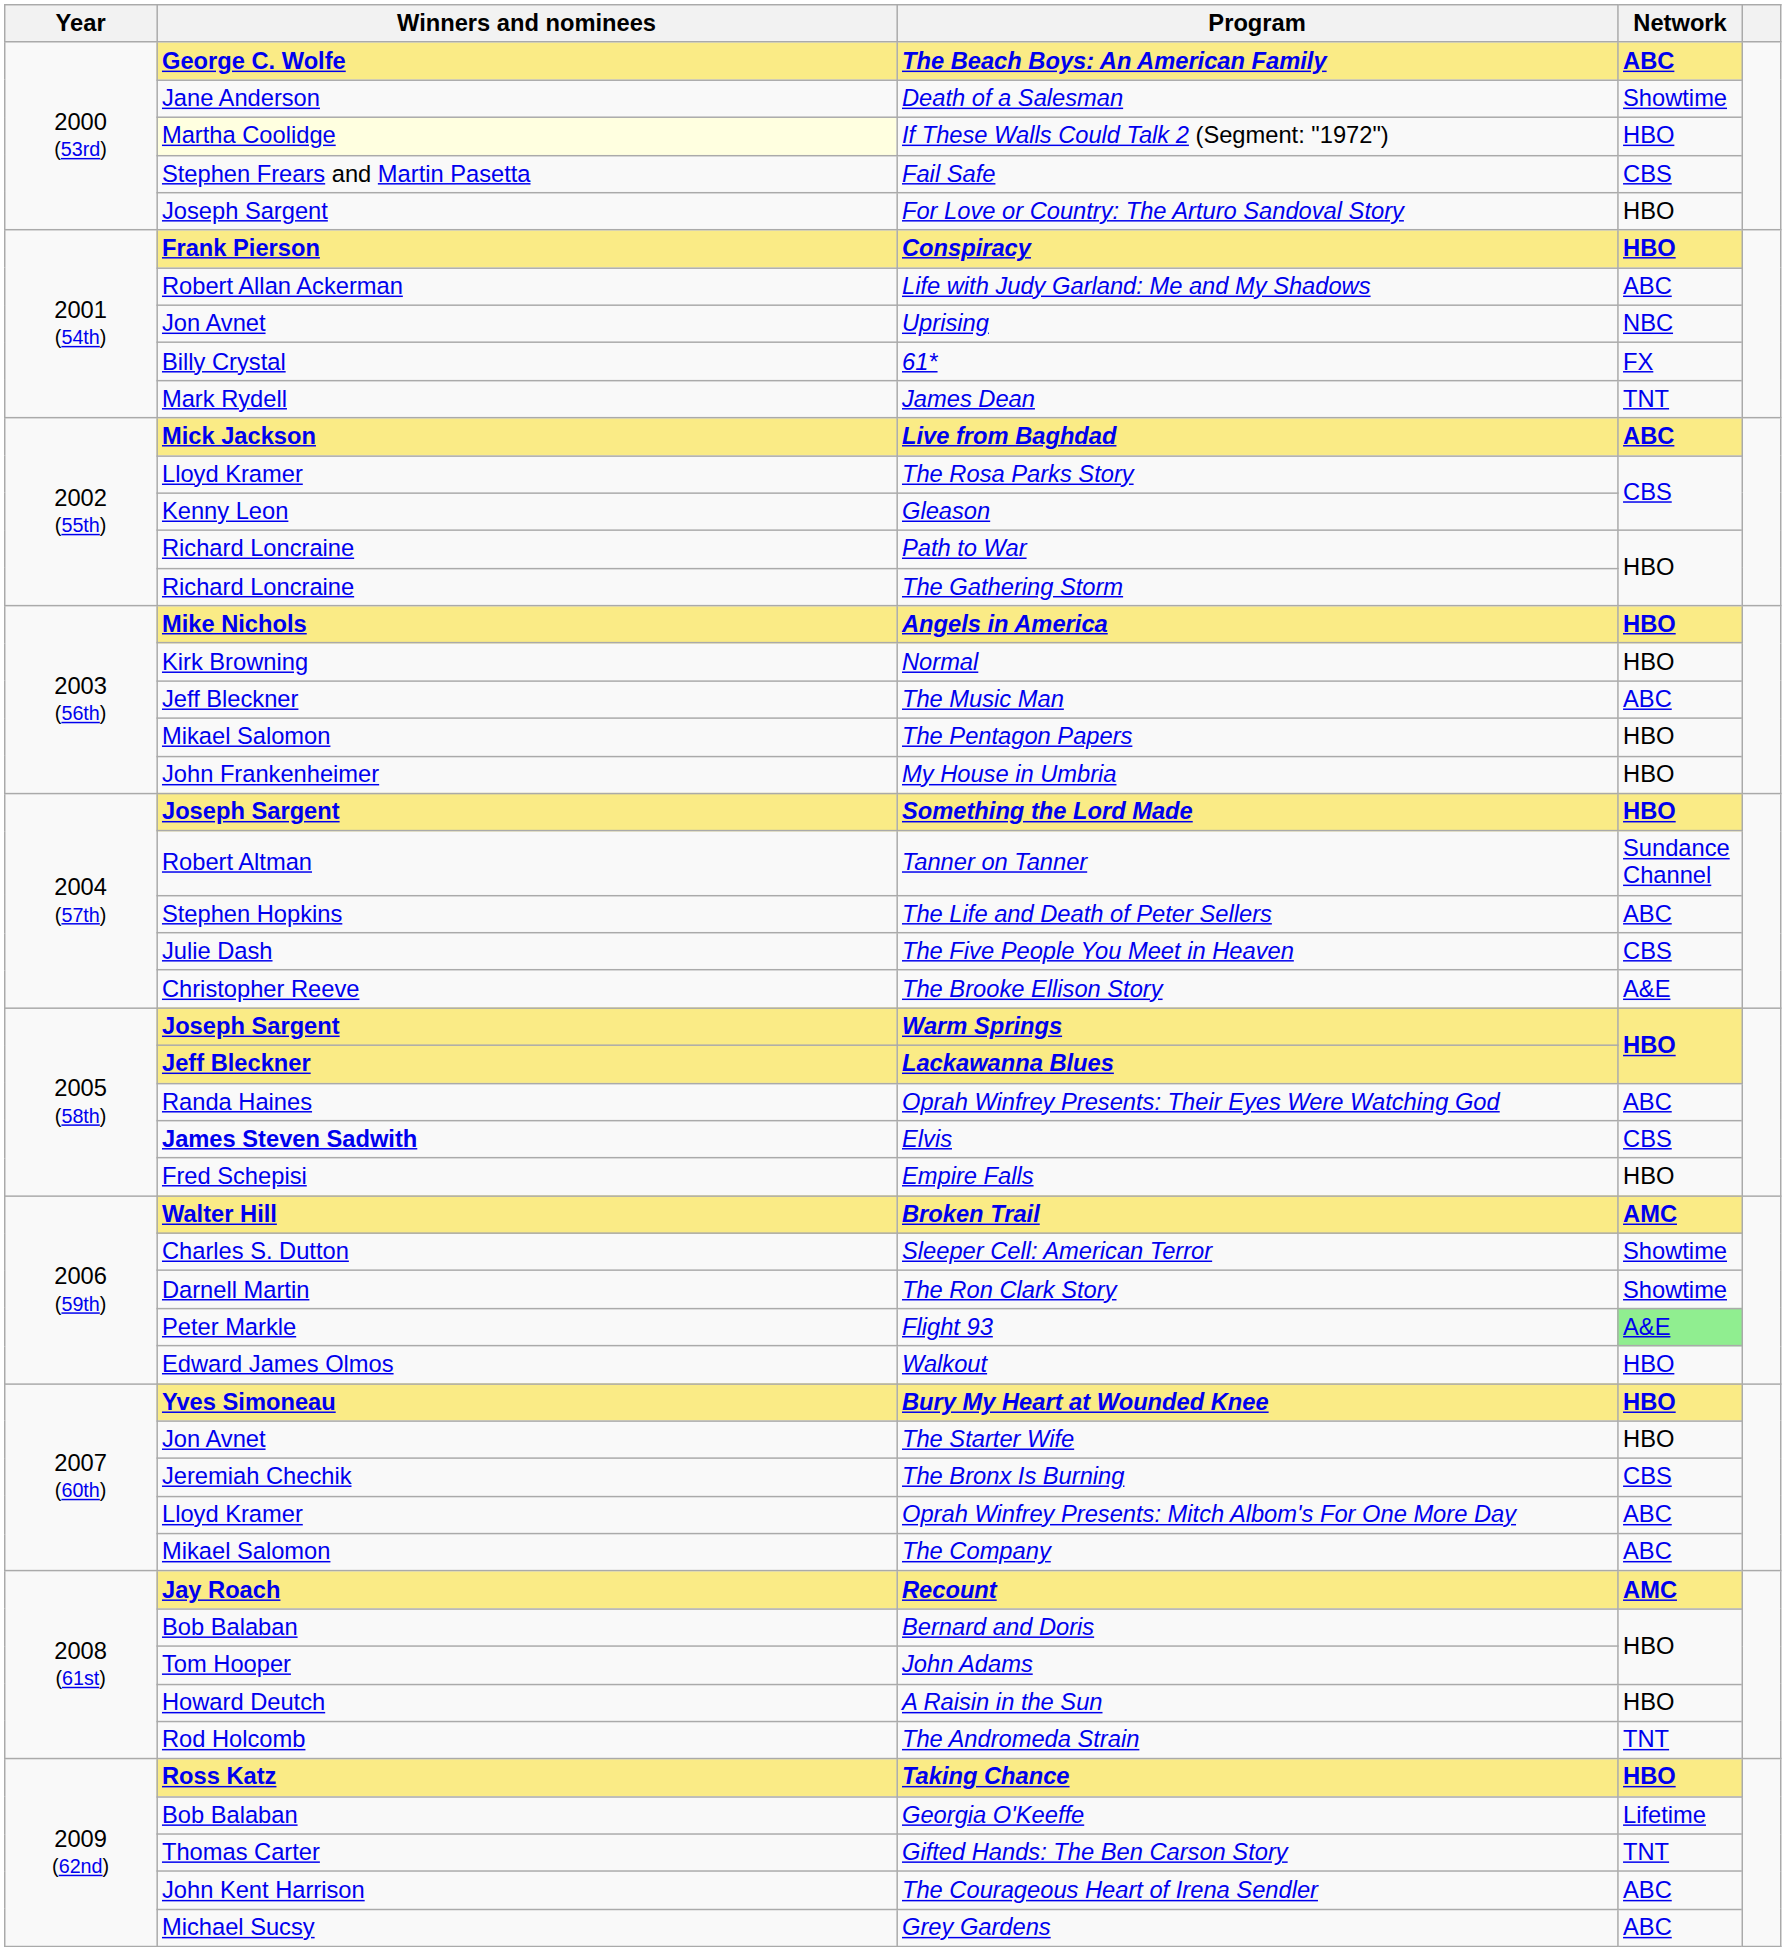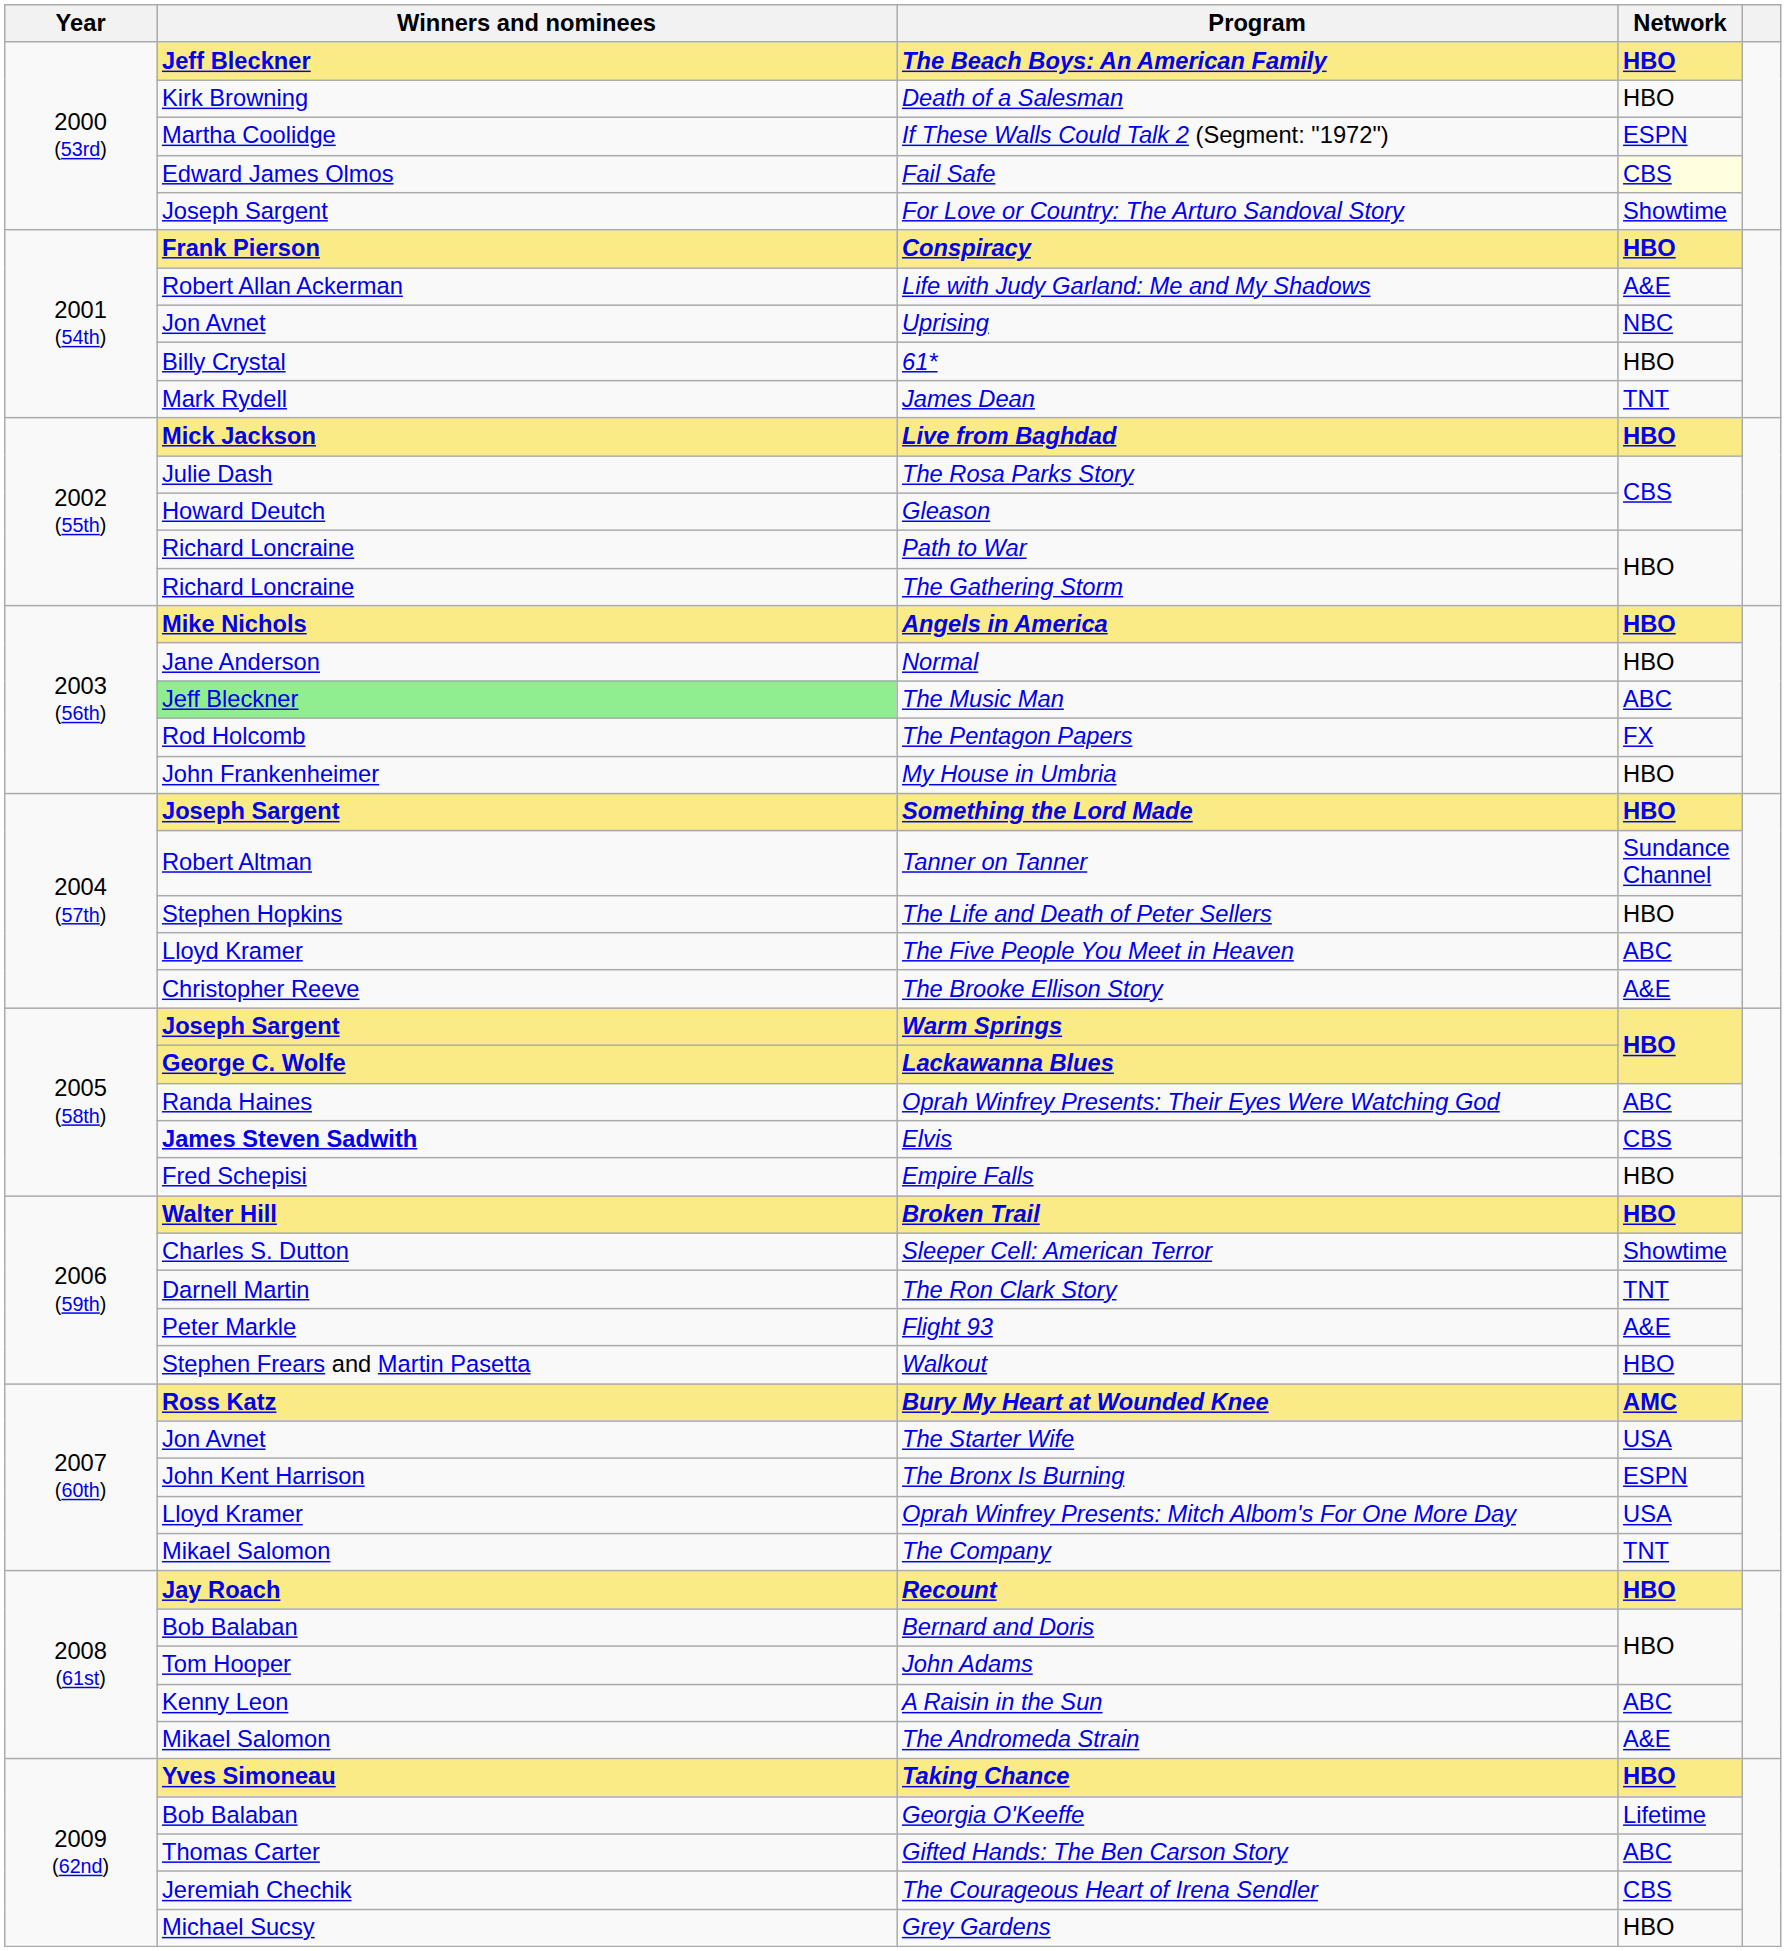(254, 60) George C. Wolfe -> (236, 60) Jeff Bleckner
(1649, 60) ABC -> (1649, 60) HBO
(241, 98) Jane Anderson -> (235, 98) Kirk Browning
(1675, 98) Showtime -> (1649, 98) HBO
(249, 135) lightyellow background -> (249, 135) no background
(1649, 135) HBO -> (1655, 135) ESPN
(346, 173) Stephen Frears and Martin Pasetta -> (278, 173) Edward James Olmos
(1647, 173) no background -> (1647, 173) lightyellow background
(1649, 211) HBO -> (1675, 211) Showtime
(1647, 286) ABC -> (1647, 286) A&E
(1638, 361) FX -> (1649, 361) HBO
(1649, 436) ABC -> (1649, 436) HBO
(232, 473) Lloyd Kramer -> (217, 473) Julie Dash
(225, 511) Kenny Leon -> (244, 511) Howard Deutch
(235, 661) Kirk Browning -> (241, 661) Jane Anderson
(230, 699) no background -> (230, 699) lightgreen background
(246, 736) Mikael Salomon -> (234, 736) Rod Holcomb
(1649, 736) HBO -> (1638, 736) FX
(1647, 913) ABC -> (1649, 913) HBO
(217, 951) Julie Dash -> (232, 951) Lloyd Kramer
(1647, 951) CBS -> (1647, 951) ABC
(236, 1063) Jeff Bleckner -> (254, 1063) George C. Wolfe
(1650, 1214) AMC -> (1649, 1214) HBO
(1675, 1289) Showtime -> (1646, 1289) TNT
(1647, 1326) lightgreen background -> (1647, 1326) no background
(278, 1364) Edward James Olmos -> (346, 1364) Stephen Frears and Martin Pasetta
(249, 1401) Yves Simoneau -> (219, 1401) Ross Katz
(1649, 1401) HBO -> (1650, 1401) AMC
(1649, 1439) HBO -> (1647, 1439) USA
(257, 1477) Jeremiah Chechik -> (263, 1477) John Kent Harrison
(1647, 1477) CBS -> (1655, 1477) ESPN
(1647, 1514) ABC -> (1647, 1514) USA
(1647, 1552) ABC -> (1646, 1552) TNT
(1650, 1589) AMC -> (1649, 1589) HBO
(244, 1702) Howard Deutch -> (225, 1702) Kenny Leon
(1649, 1702) HBO -> (1647, 1702) ABC
(234, 1739) Rod Holcomb -> (246, 1739) Mikael Salomon
(1646, 1739) TNT -> (1647, 1739) A&E
(219, 1777) Ross Katz -> (249, 1777) Yves Simoneau
(1646, 1852) TNT -> (1647, 1852) ABC
(263, 1890) John Kent Harrison -> (257, 1890) Jeremiah Chechik
(1647, 1890) ABC -> (1647, 1890) CBS
(1647, 1927) ABC -> (1649, 1927) HBO
